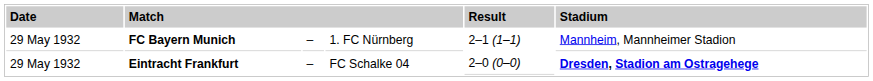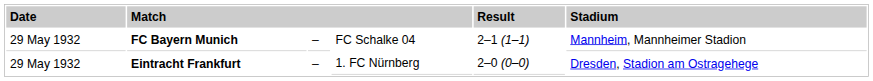(371, 39) 1. FC Nürnberg -> (375, 40) FC Schalke 04
(369, 63) FC Schalke 04 -> (378, 63) 1. FC Nürnberg
(659, 63) bold -> (664, 63) normal
